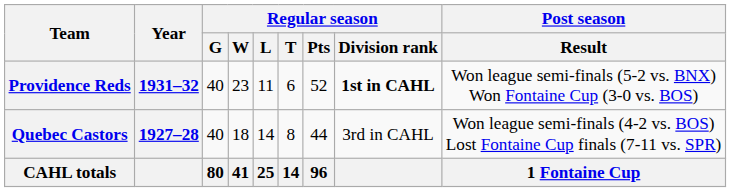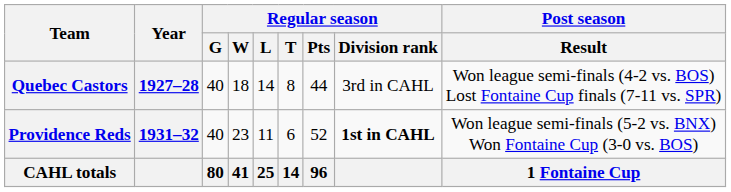rows swapped: (70, 134) <-> (70, 85)
